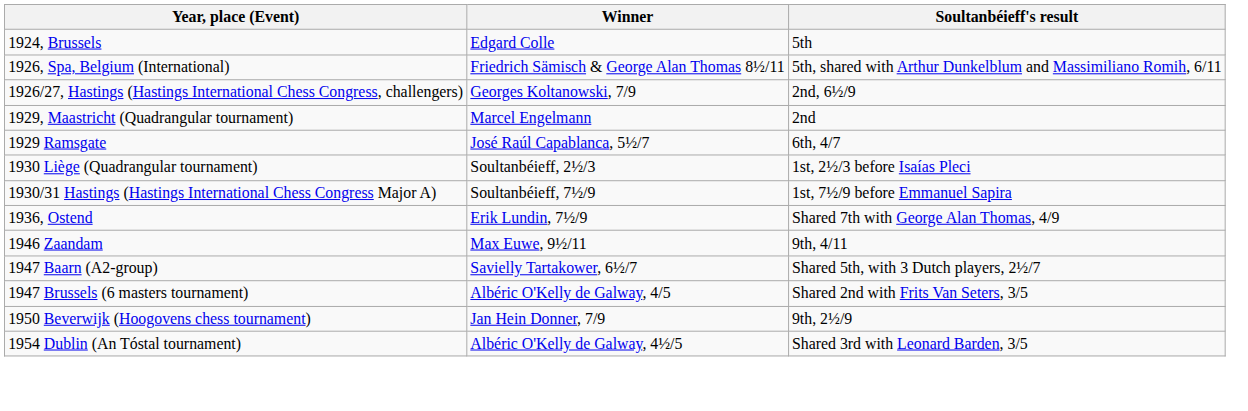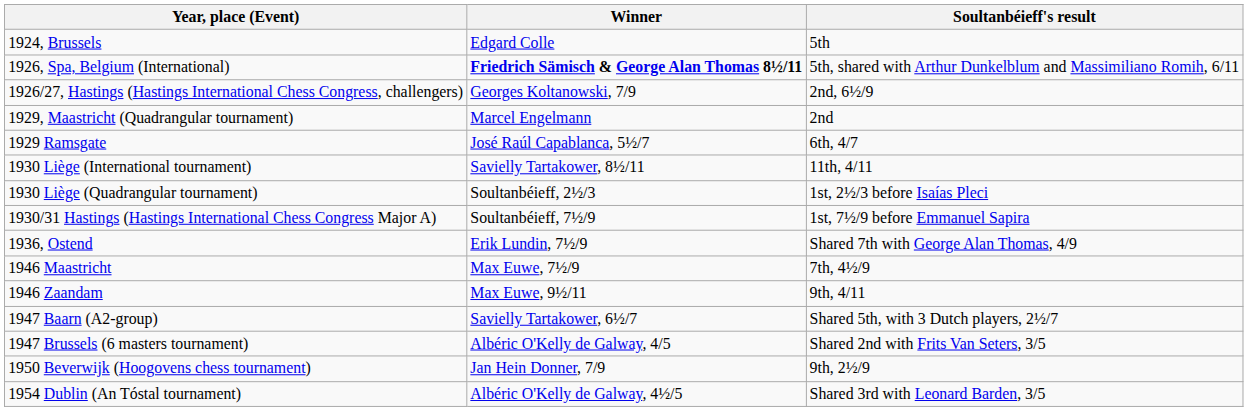(627, 67) normal -> (636, 67) bold
+ row: (130, 167)
+ row: (60, 268)
